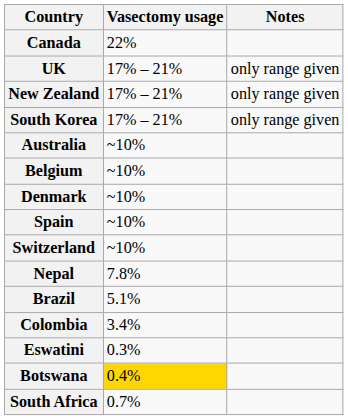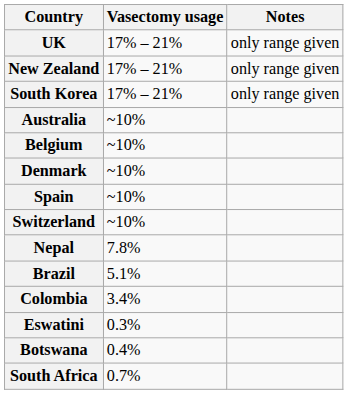- row: (54, 42)
(124, 376) gold background -> (124, 350) no background
